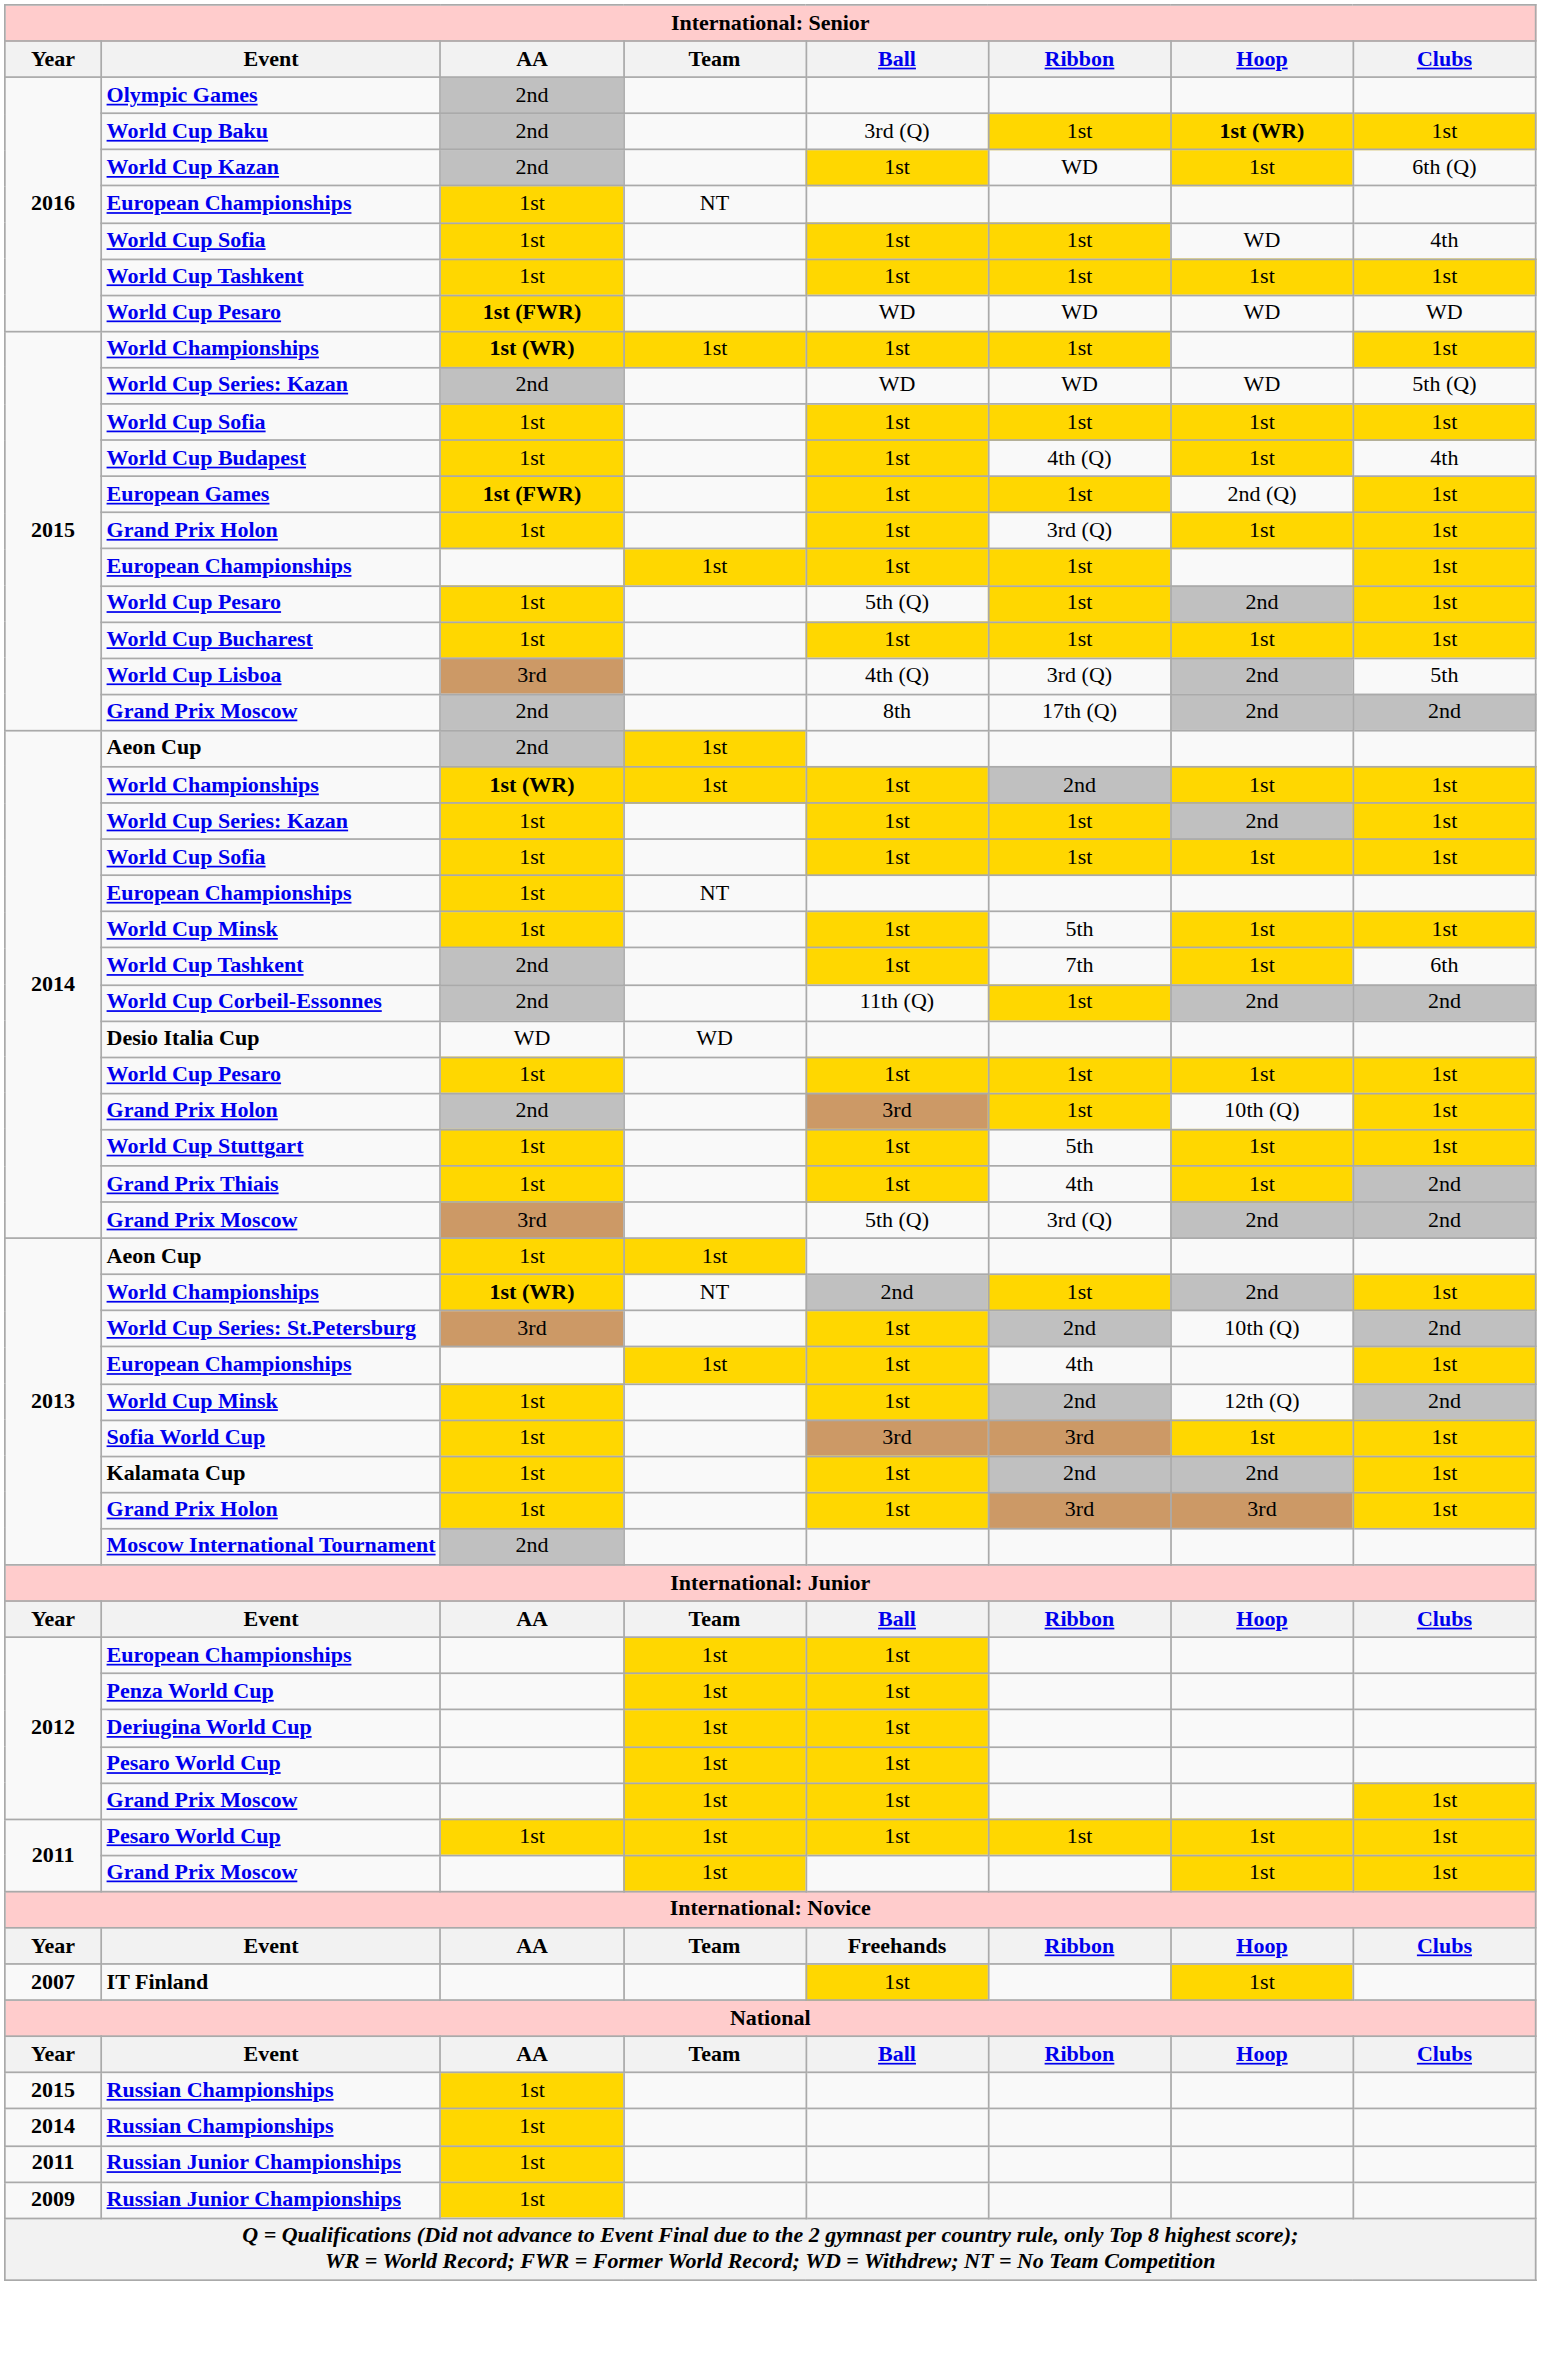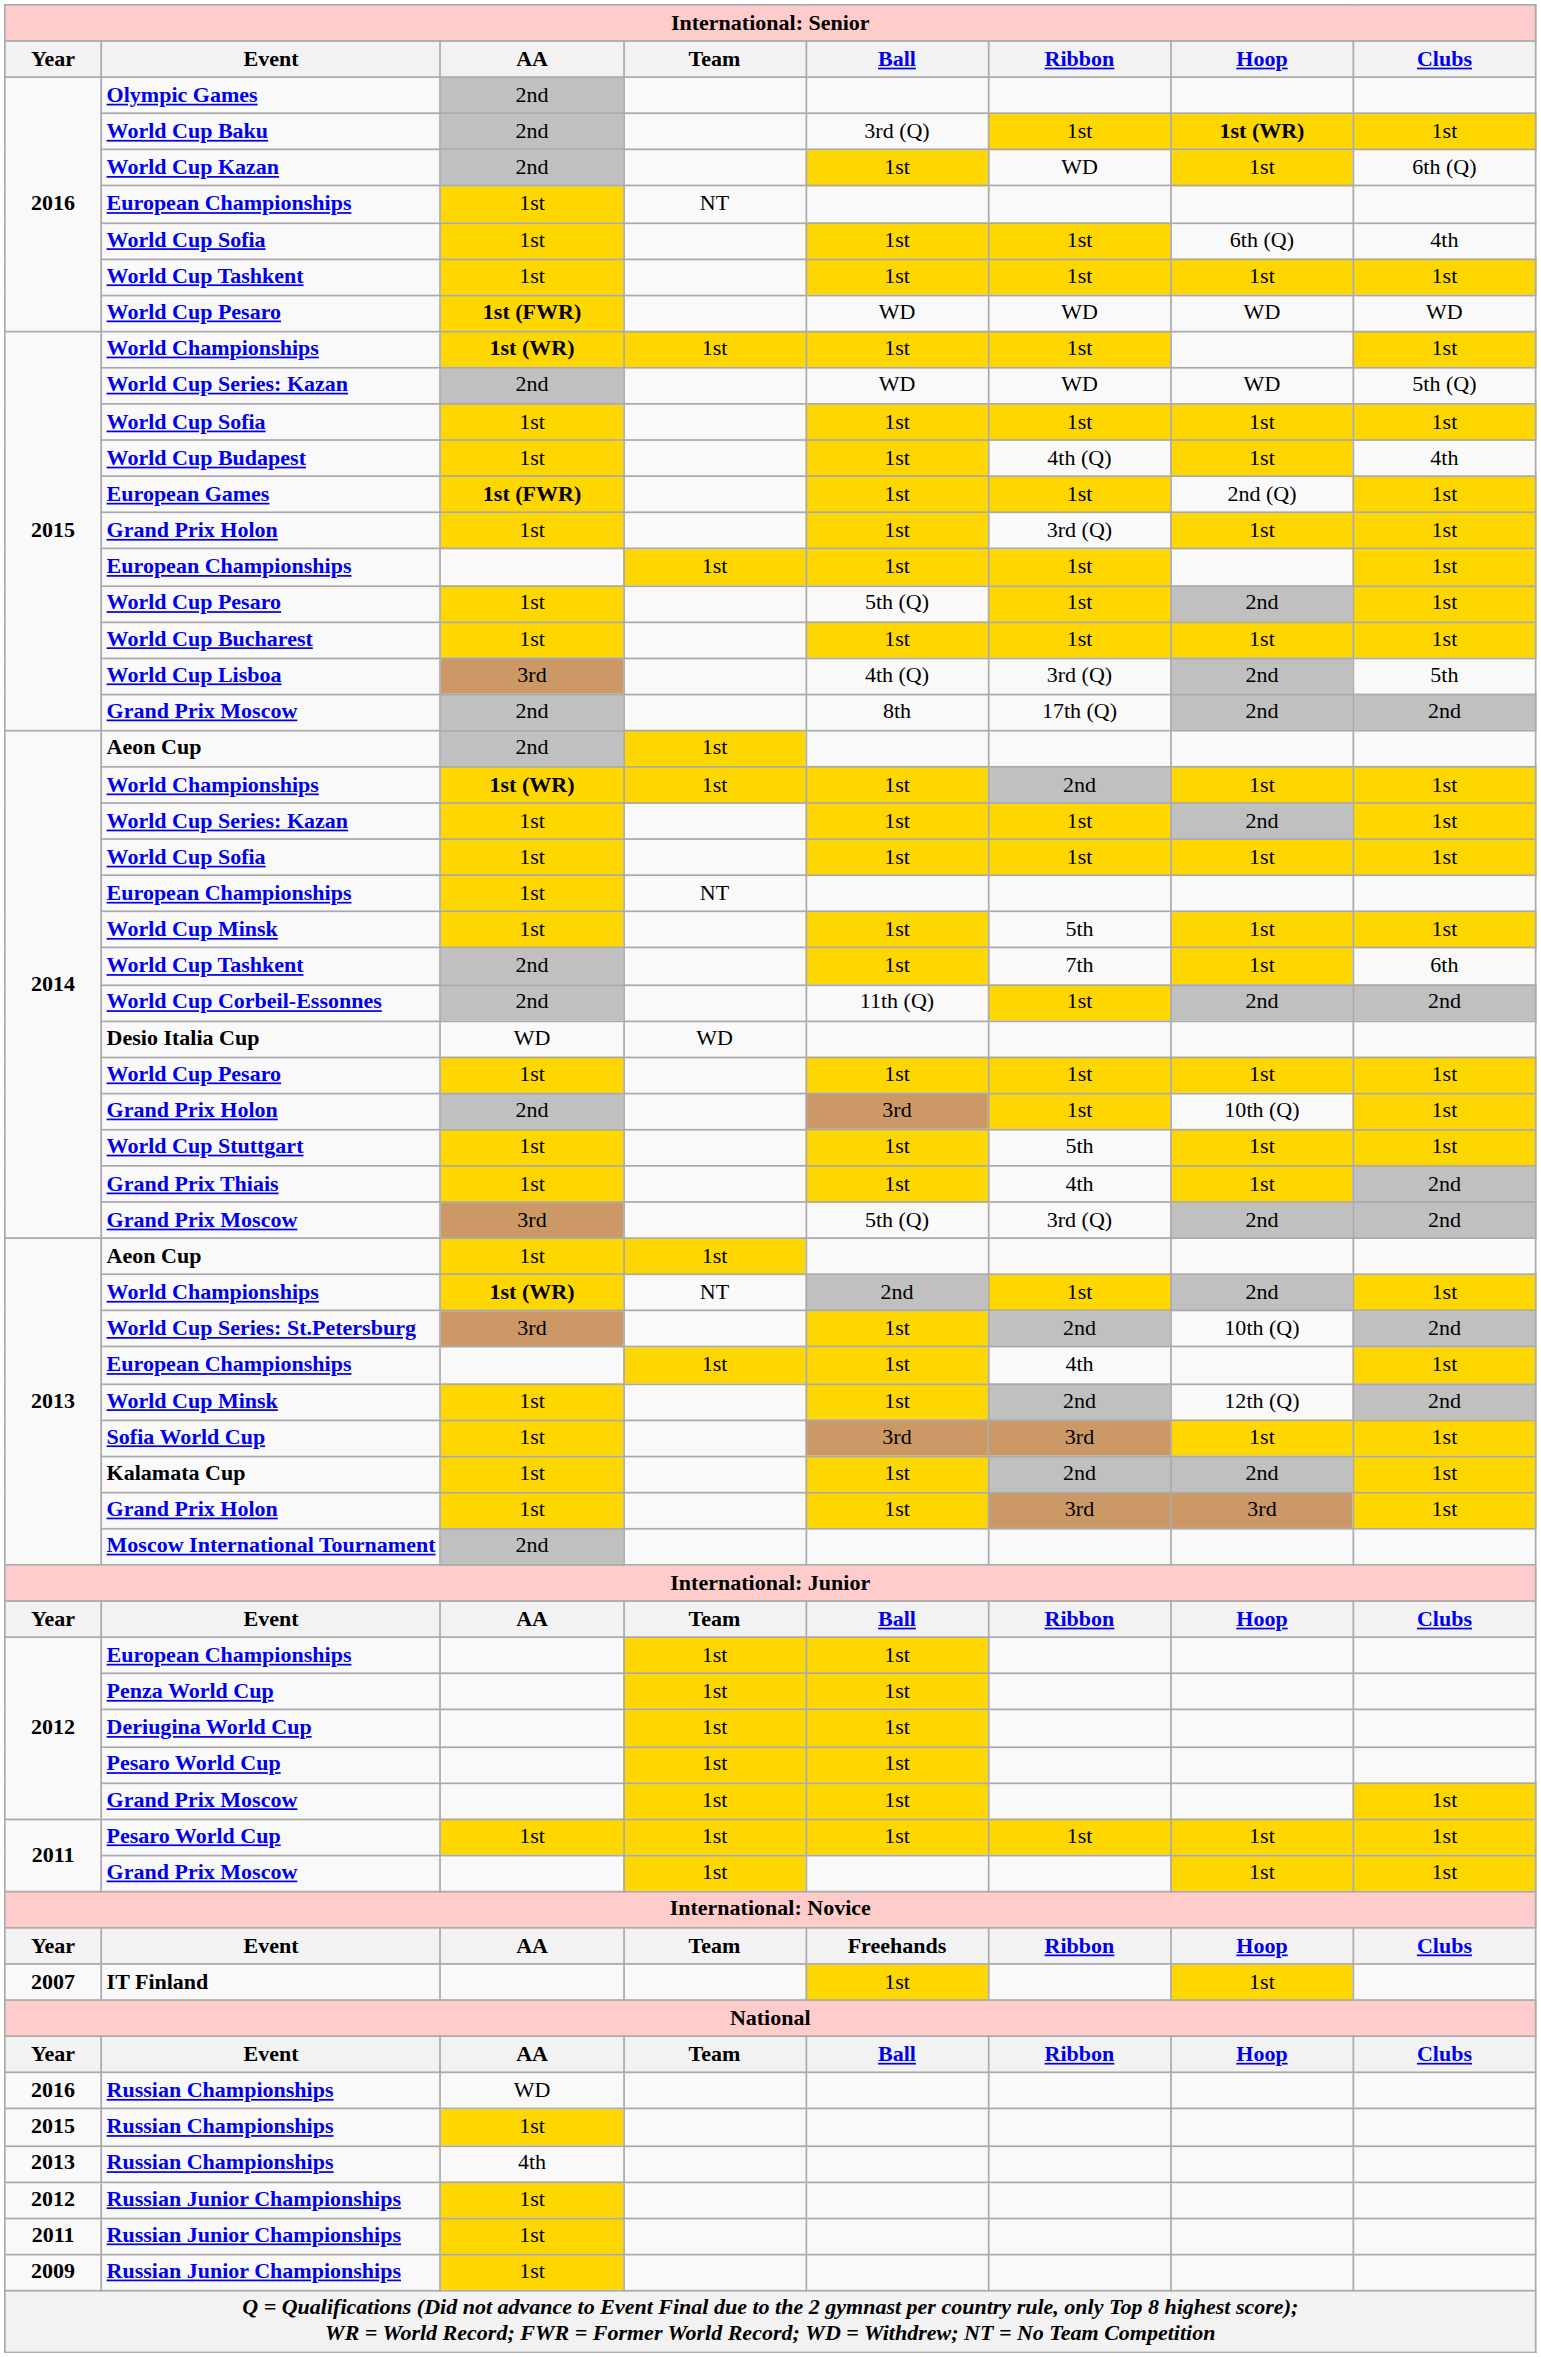(1262, 240) WD -> (1262, 240) 6th (Q)
+ row: (53, 2090)
- row: (53, 2126)
+ row: (53, 2163)
+ row: (53, 2199)
